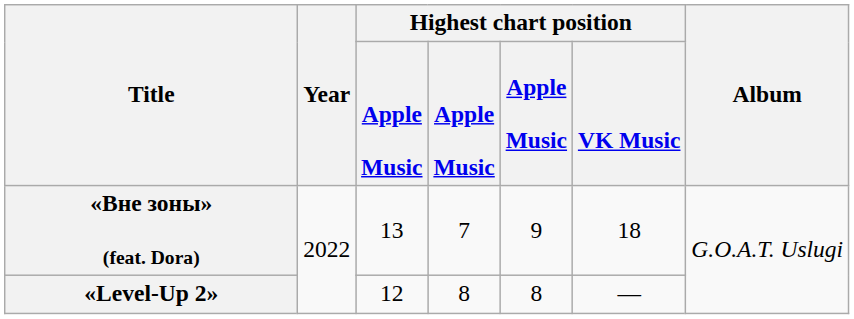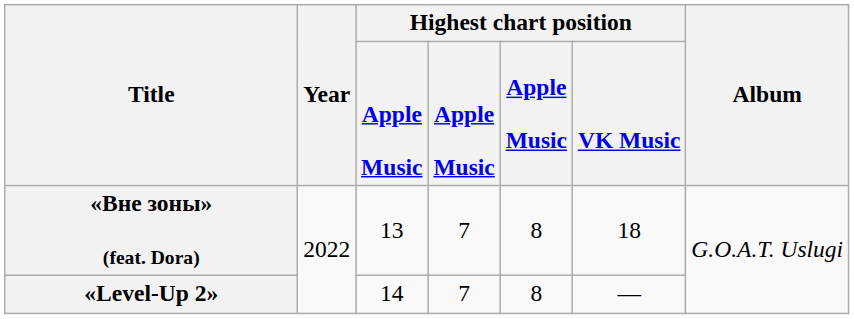(536, 230) 9 -> (536, 230) 8
(392, 293) 12 -> (392, 293) 14
(464, 293) 8 -> (464, 293) 7
